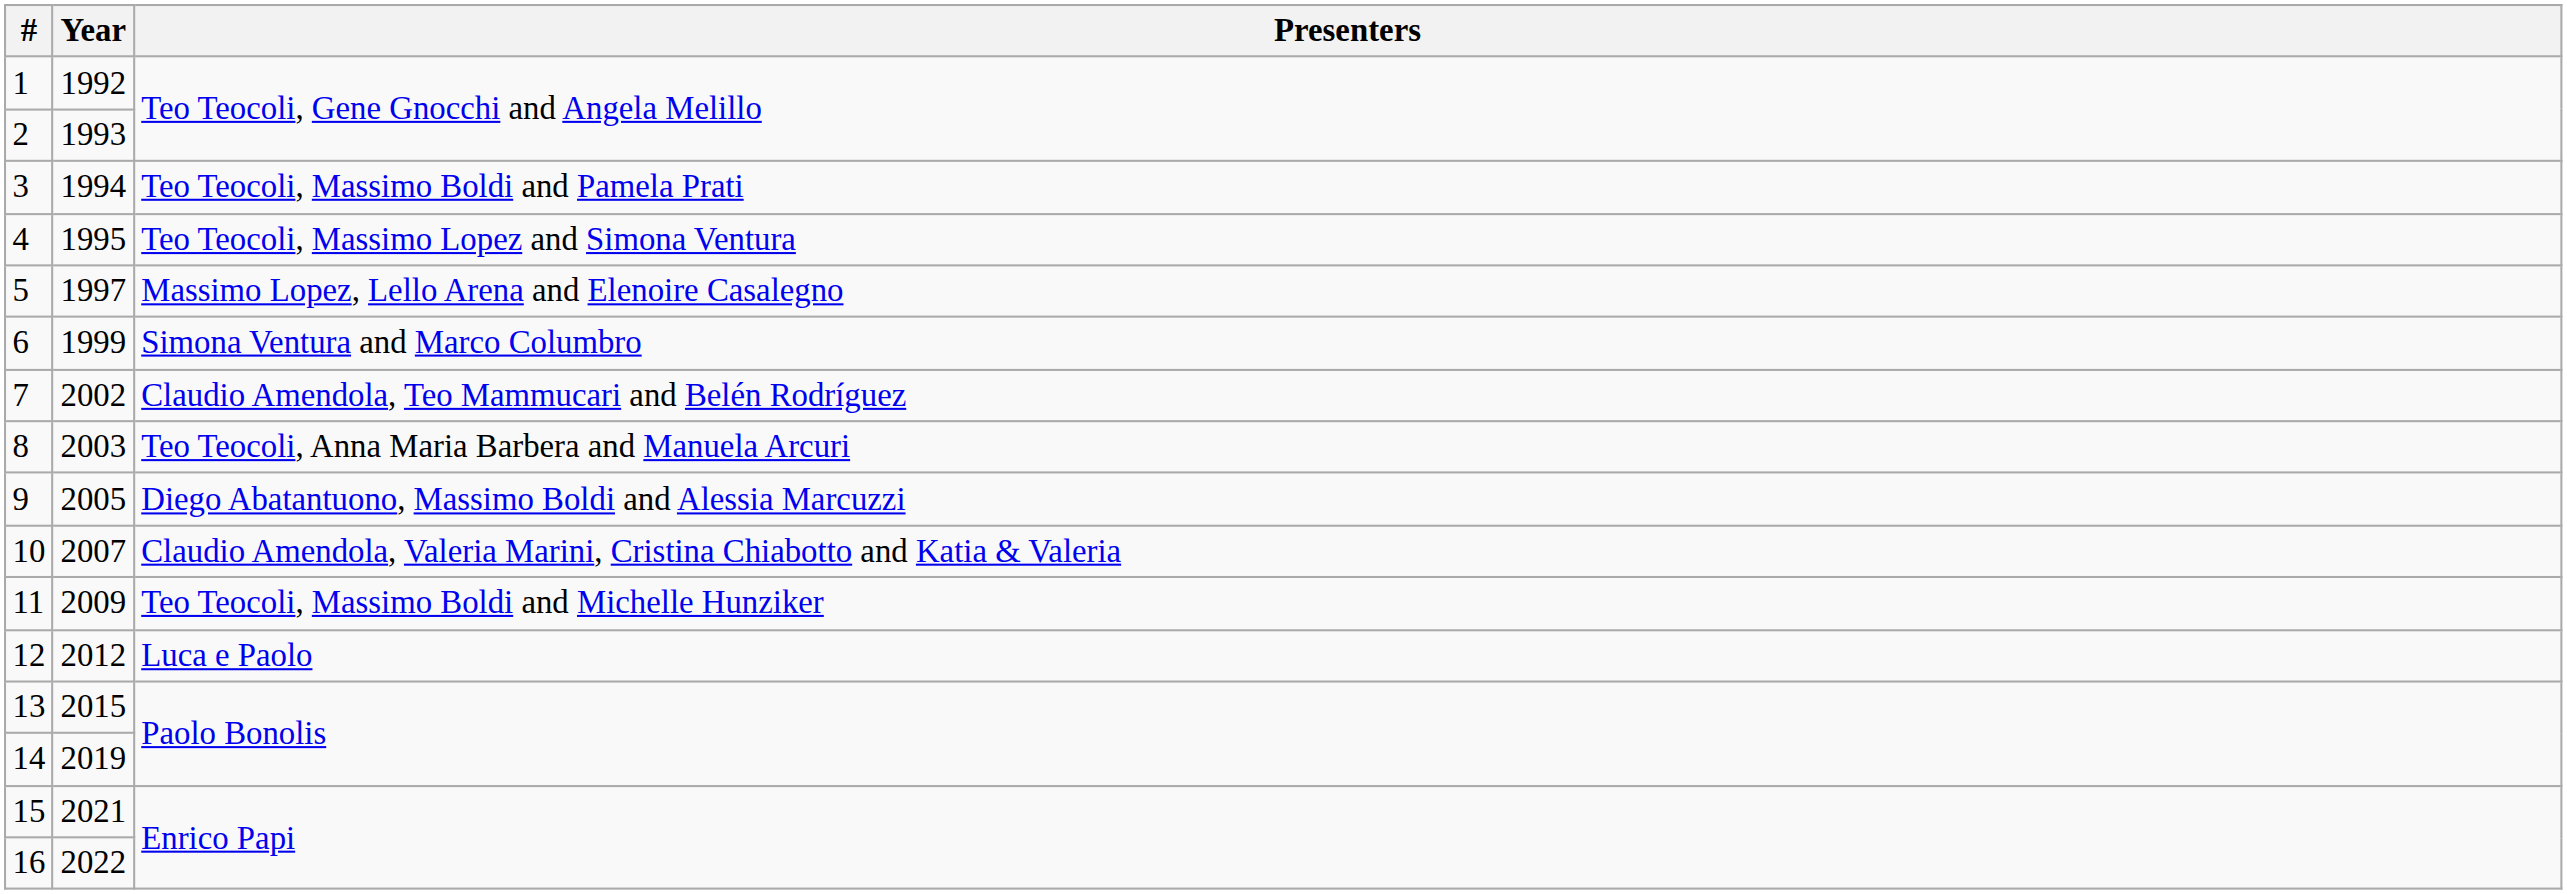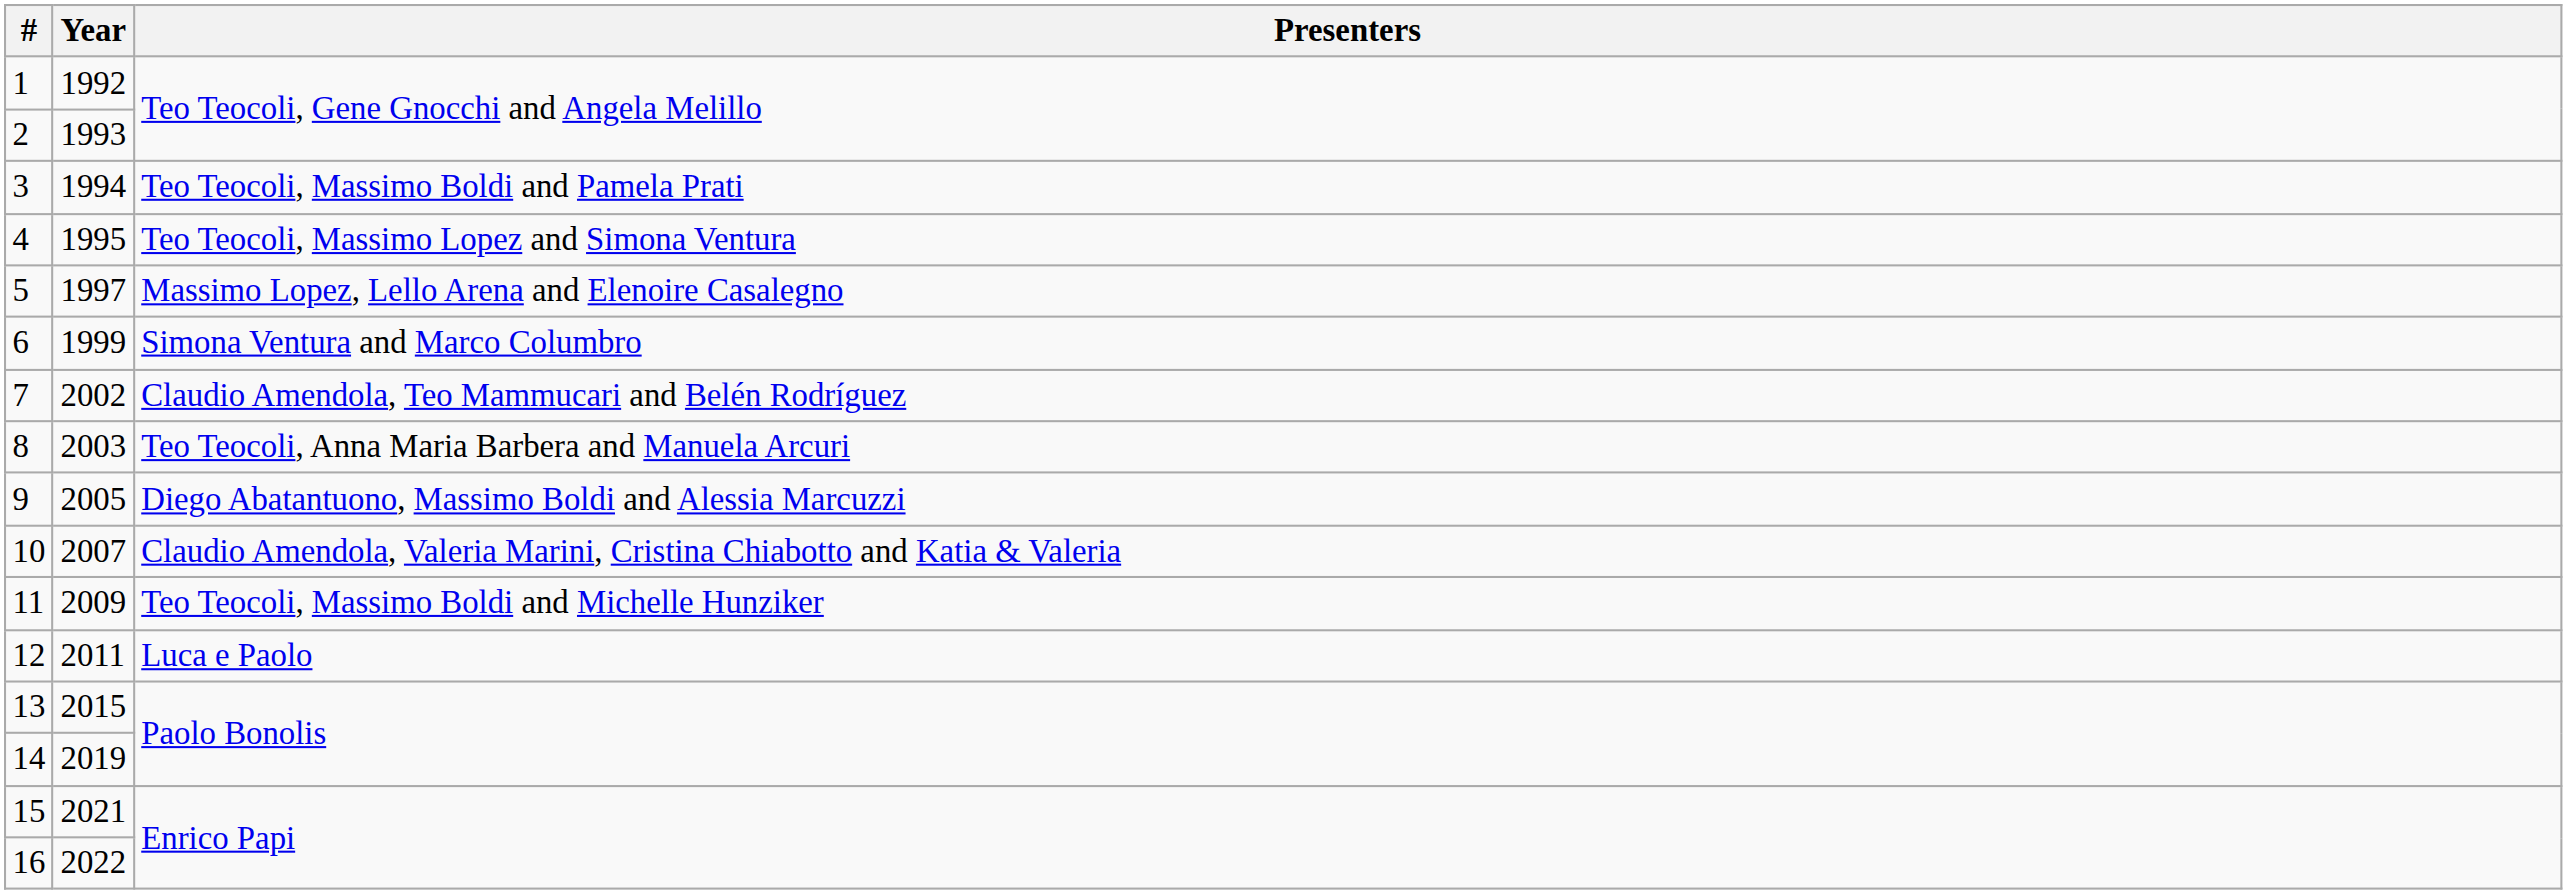(93, 654) 2012 -> (93, 654) 2011
